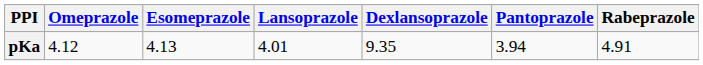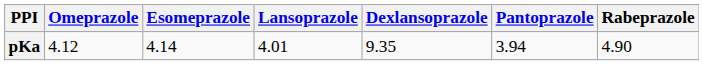(161, 45) 4.13 -> (161, 45) 4.14
(617, 45) 4.91 -> (617, 45) 4.90
